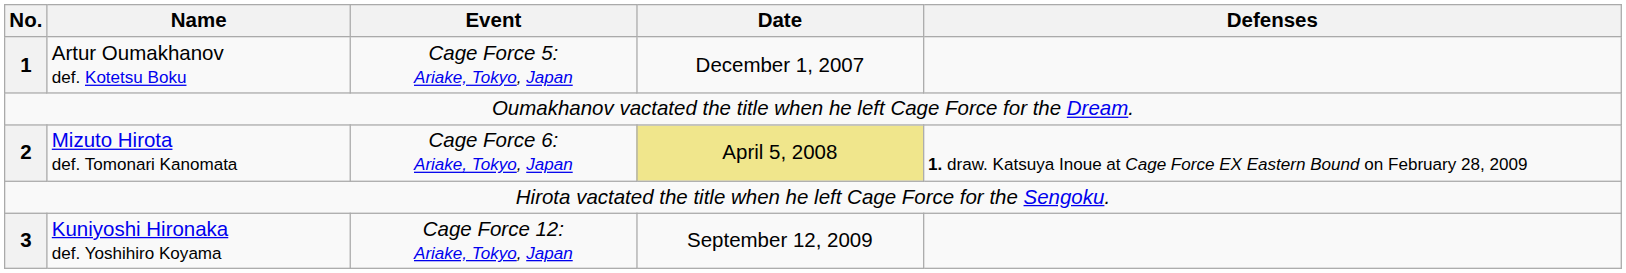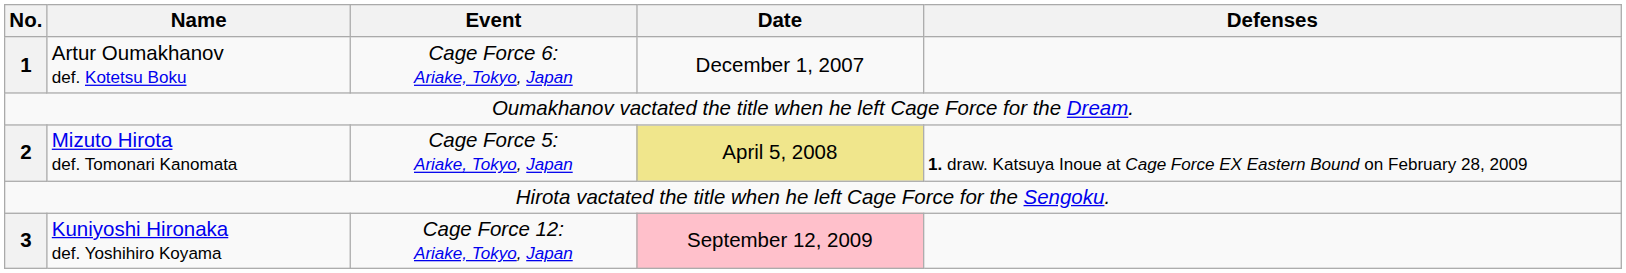(493, 64) Cage Force 5: Ariake, Tokyo, Japan -> (493, 64) Cage Force 6: Ariake, Tokyo, Japan
(493, 152) Cage Force 6: Ariake, Tokyo, Japan -> (493, 152) Cage Force 5: Ariake, Tokyo, Japan
(780, 240) no background -> (780, 240) pink background
